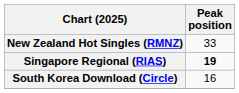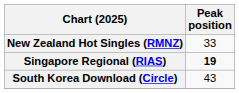(210, 79) 16 -> (210, 79) 43
